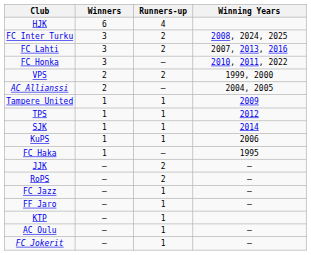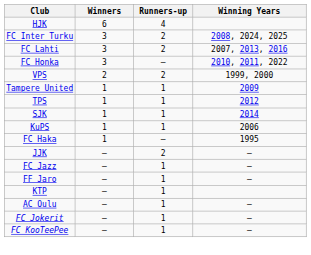- row: (40, 88)
- row: (40, 179)
+ row: (40, 230)
